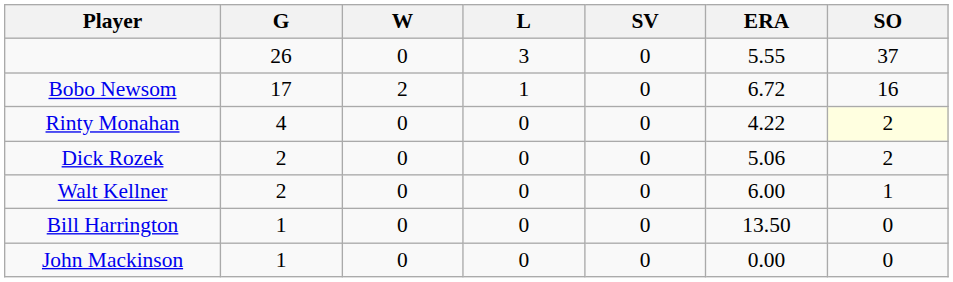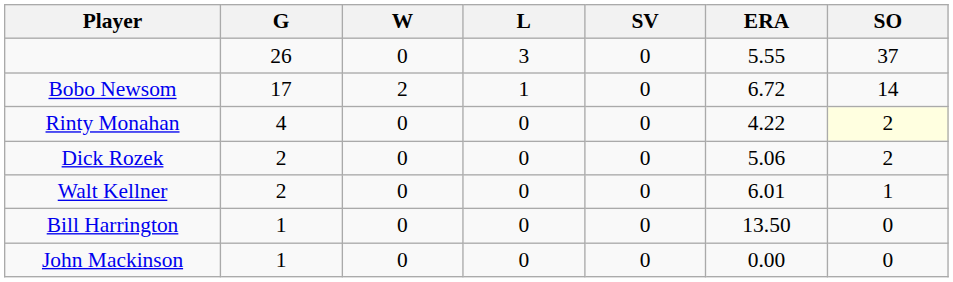(888, 89) 16 -> (888, 89) 14
(766, 191) 6.00 -> (766, 191) 6.01
